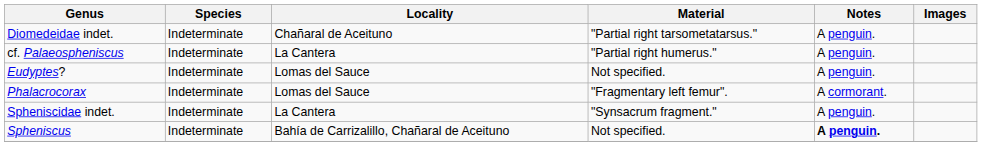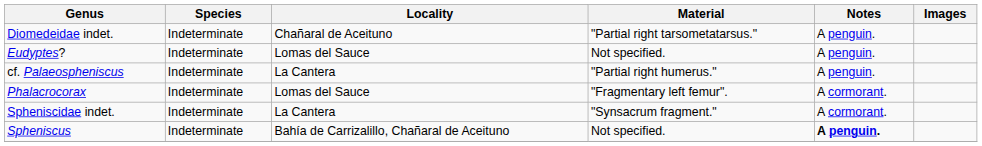rows swapped: (36, 72) <-> (65, 53)
(846, 111) A penguin. -> (852, 111) A cormorant.
